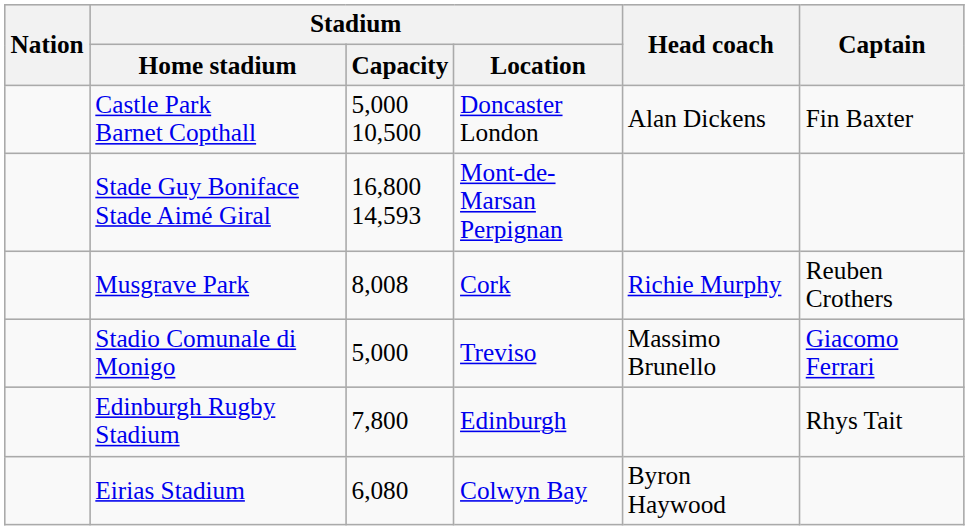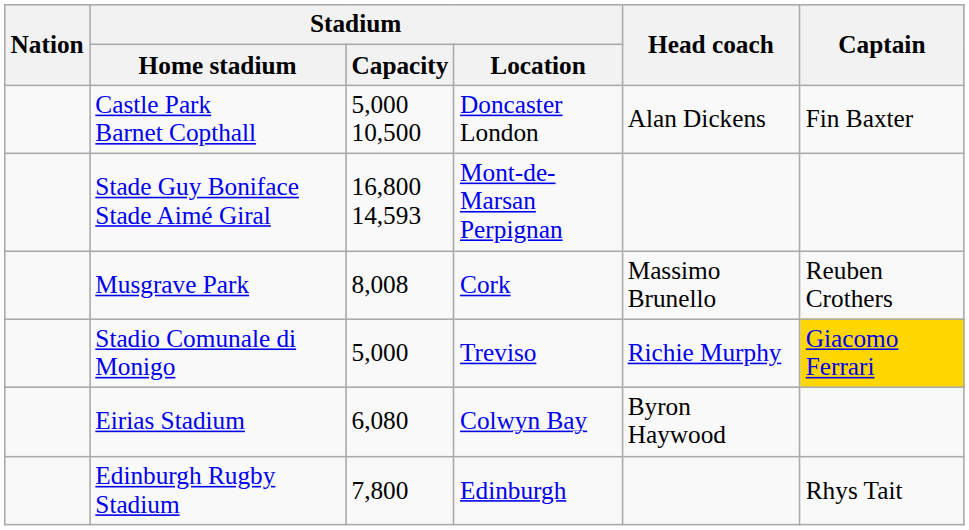(705, 284) Richie Murphy -> (674, 284) Massimo Brunello
(674, 352) Massimo Brunello -> (705, 352) Richie Murphy
(852, 352) no background -> (852, 352) gold background
rows swapped: (185, 421) <-> (170, 490)
